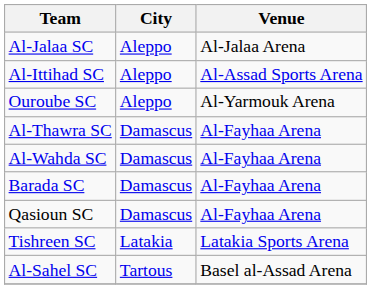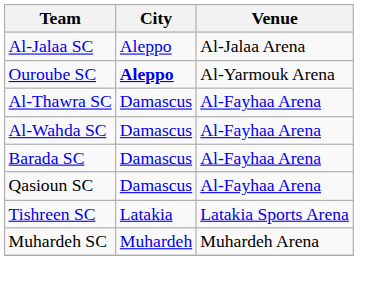- row: (56, 74)
(146, 102) normal -> (147, 74) bold
+ row: (58, 241)
- row: (53, 269)
